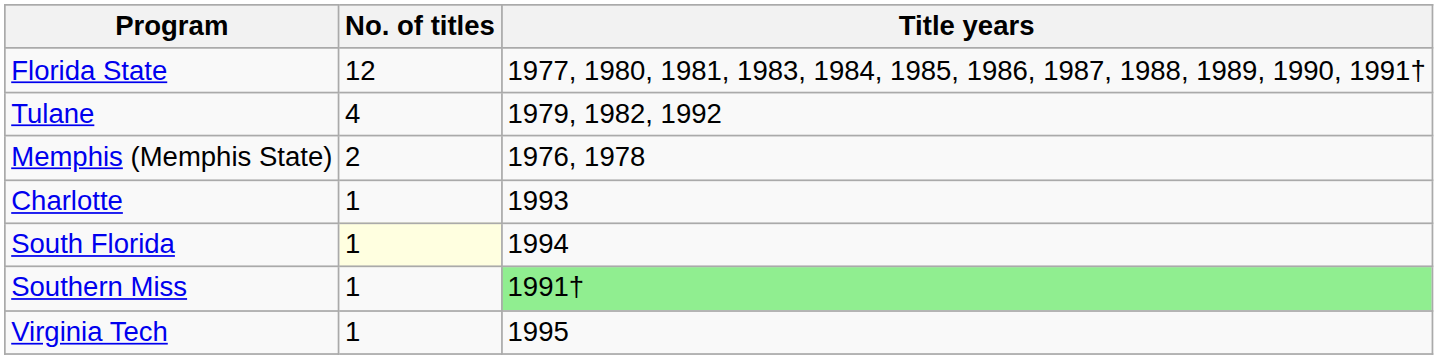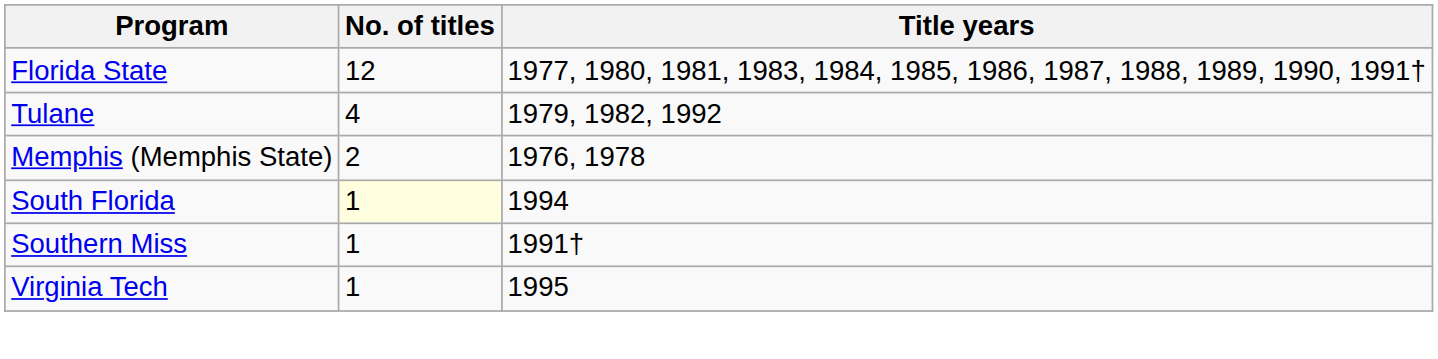- row: (67, 200)
(546, 288) lightgreen background -> (546, 244) no background
